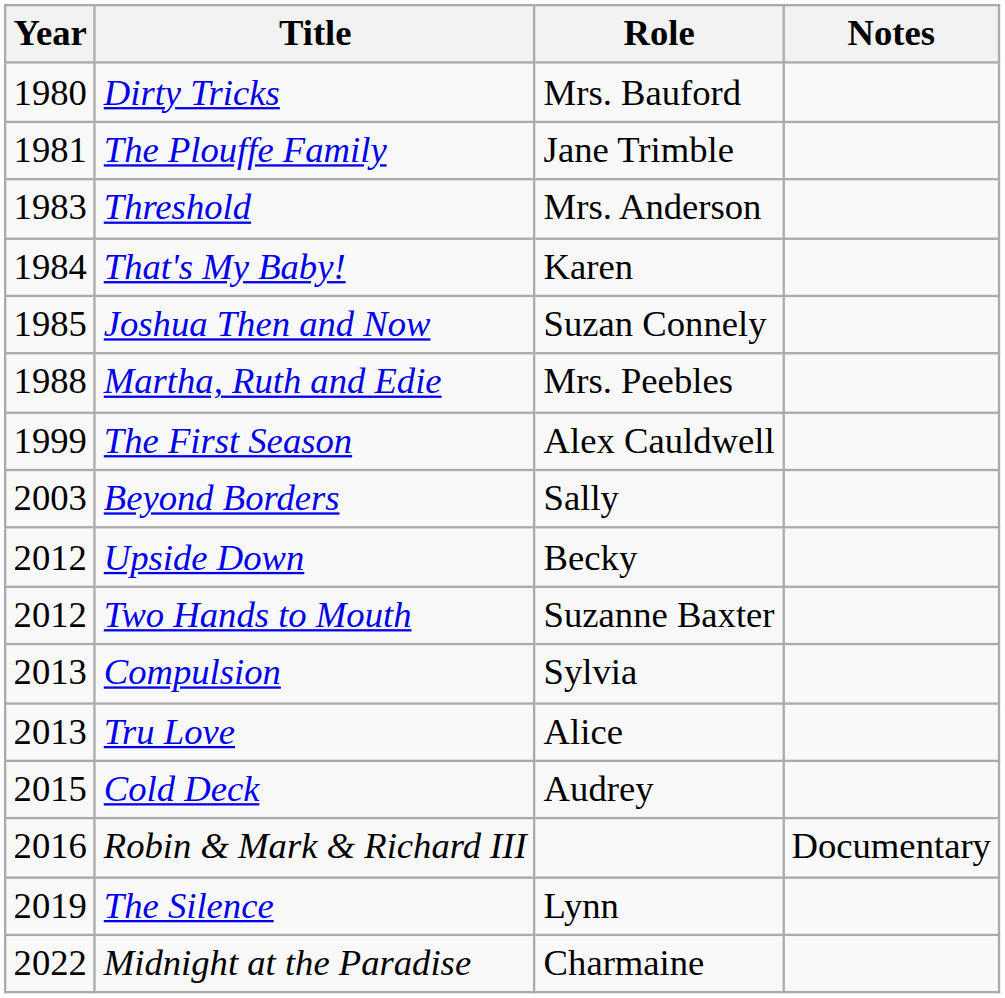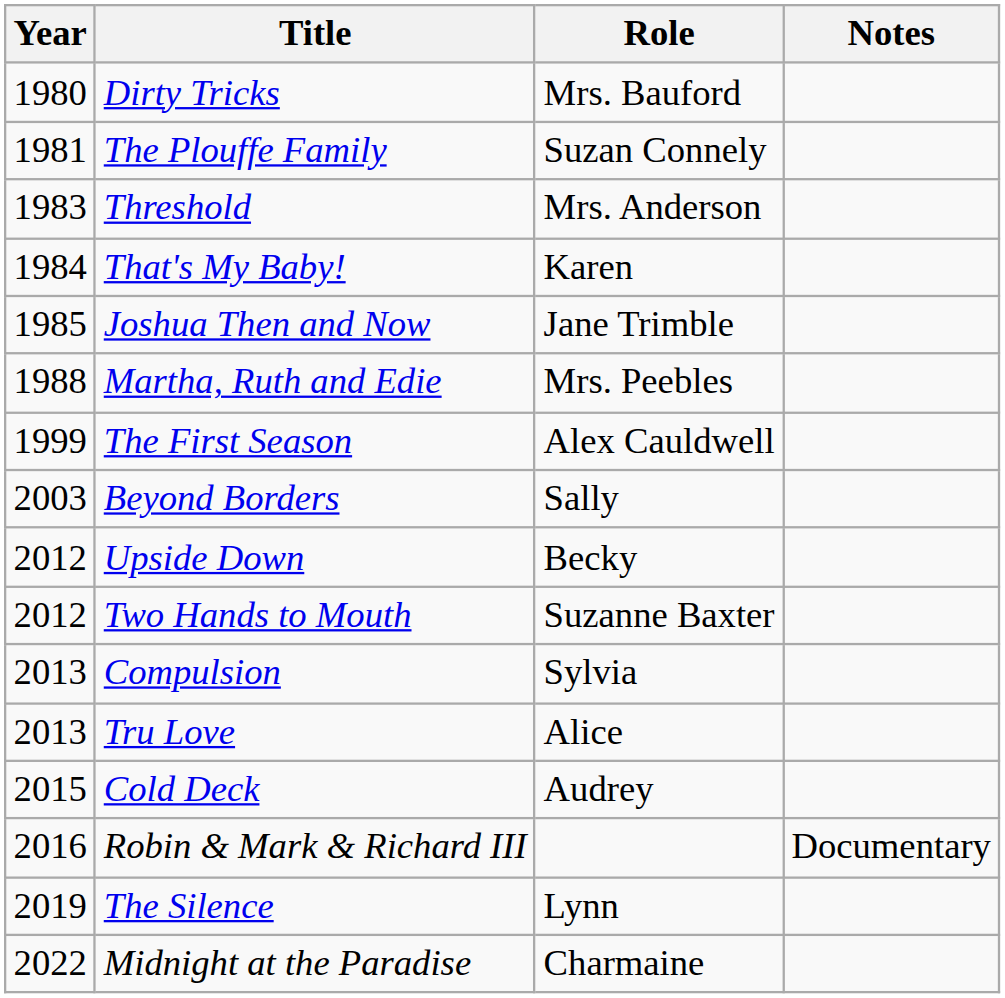(639, 149) Jane Trimble -> (655, 149) Suzan Connely
(655, 324) Suzan Connely -> (639, 324) Jane Trimble
